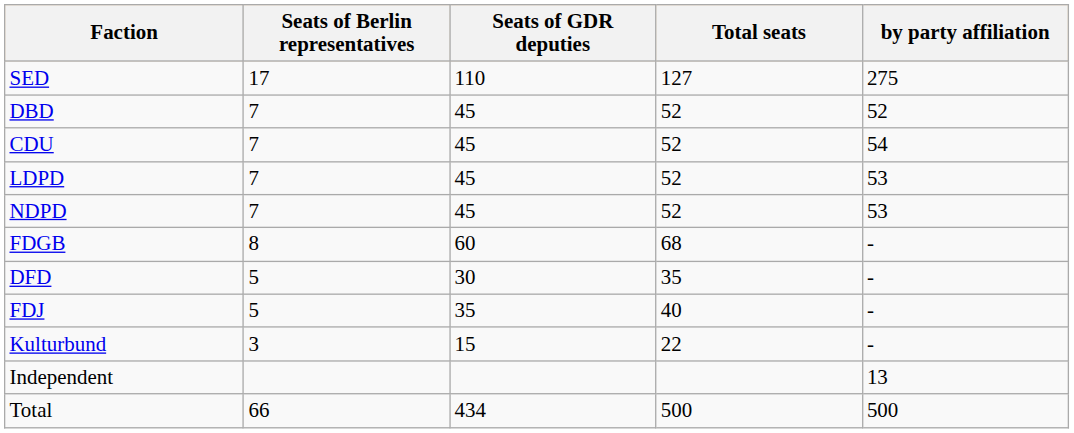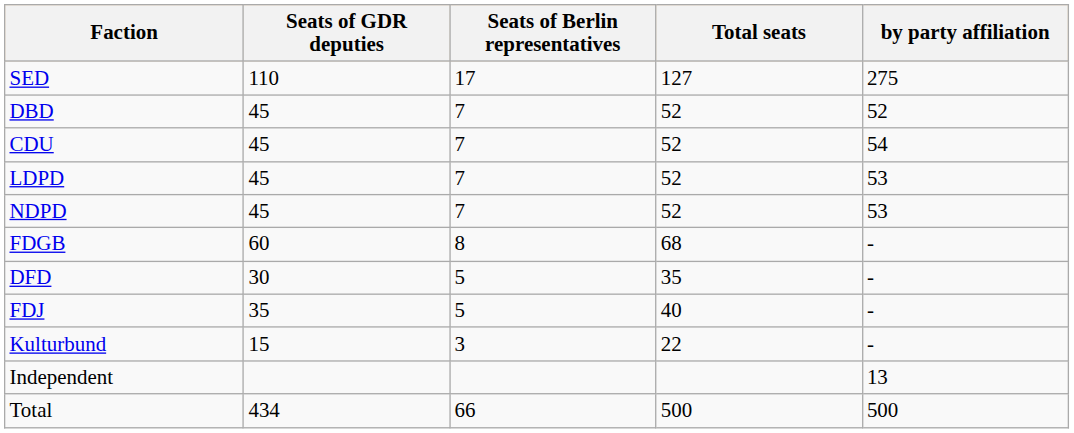columns swapped: (553, 32) <-> (347, 32)
